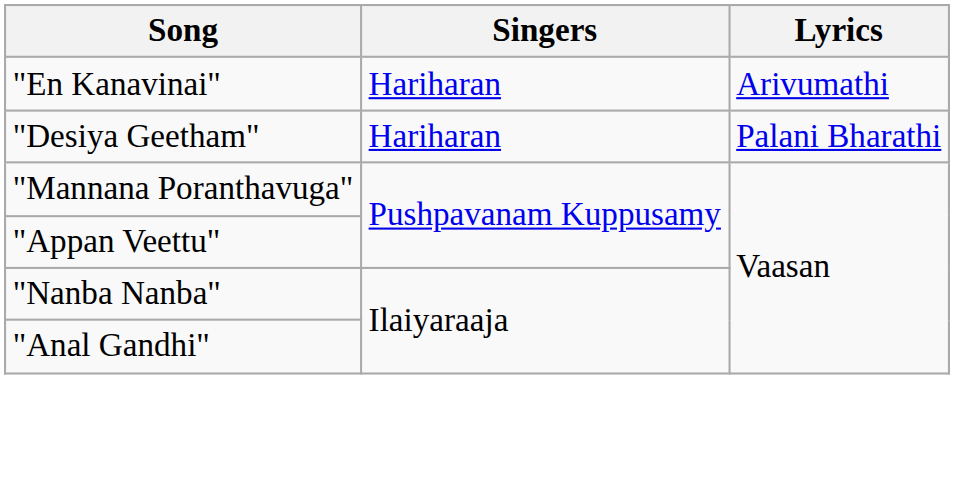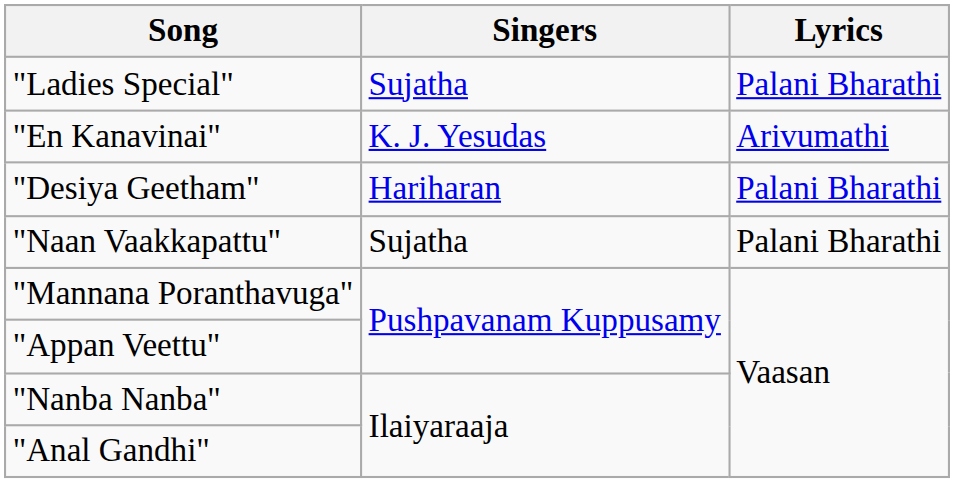+ row: (123, 83)
(435, 83) Hariharan -> (457, 135) K. J. Yesudas
+ row: (147, 240)
